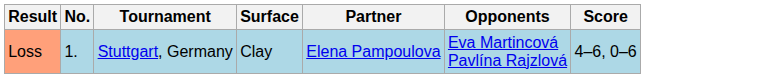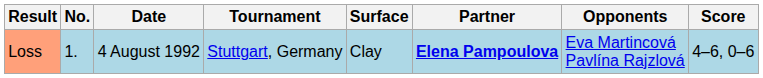+ column: (149, 17)
(373, 51) normal -> (487, 51) bold
